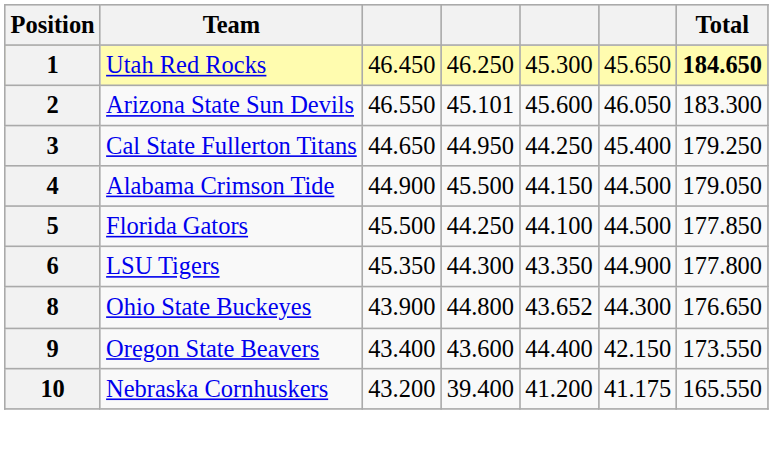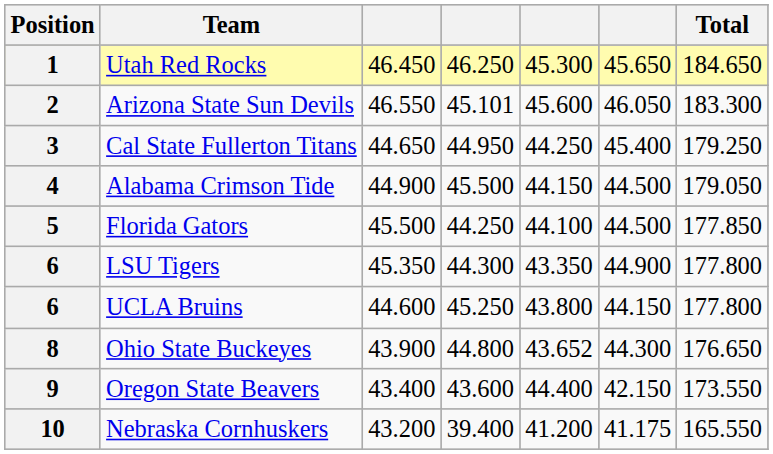(722, 65) bold -> (722, 65) normal
+ row: (53, 307)
